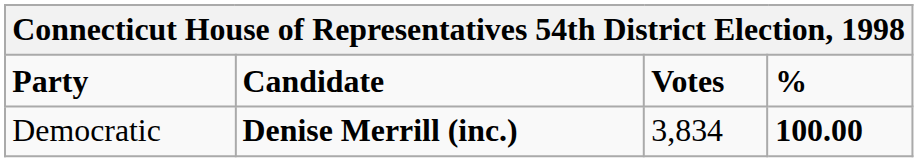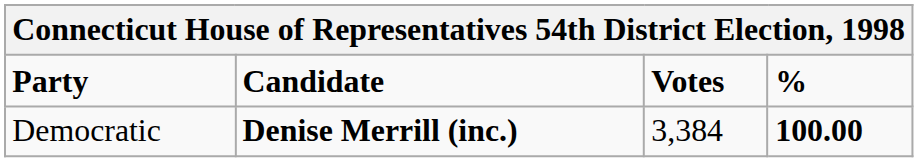(687, 130) 3,834 -> (687, 130) 3,384
